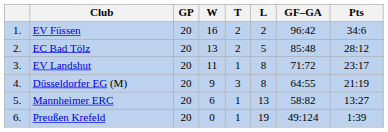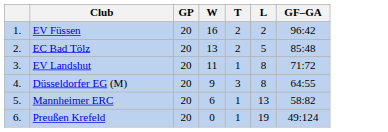- column: (356, 13)
